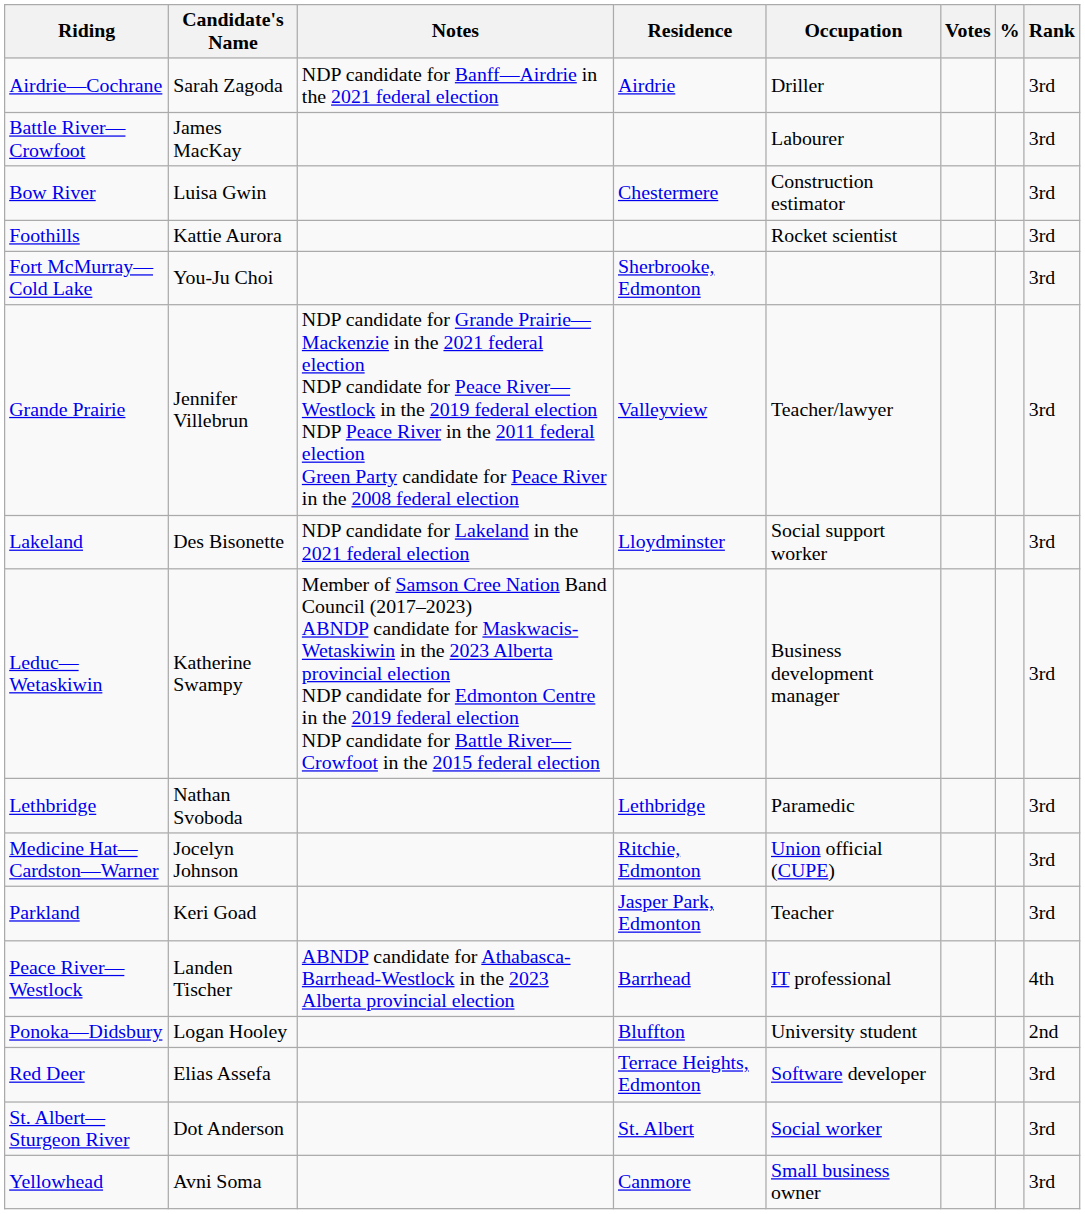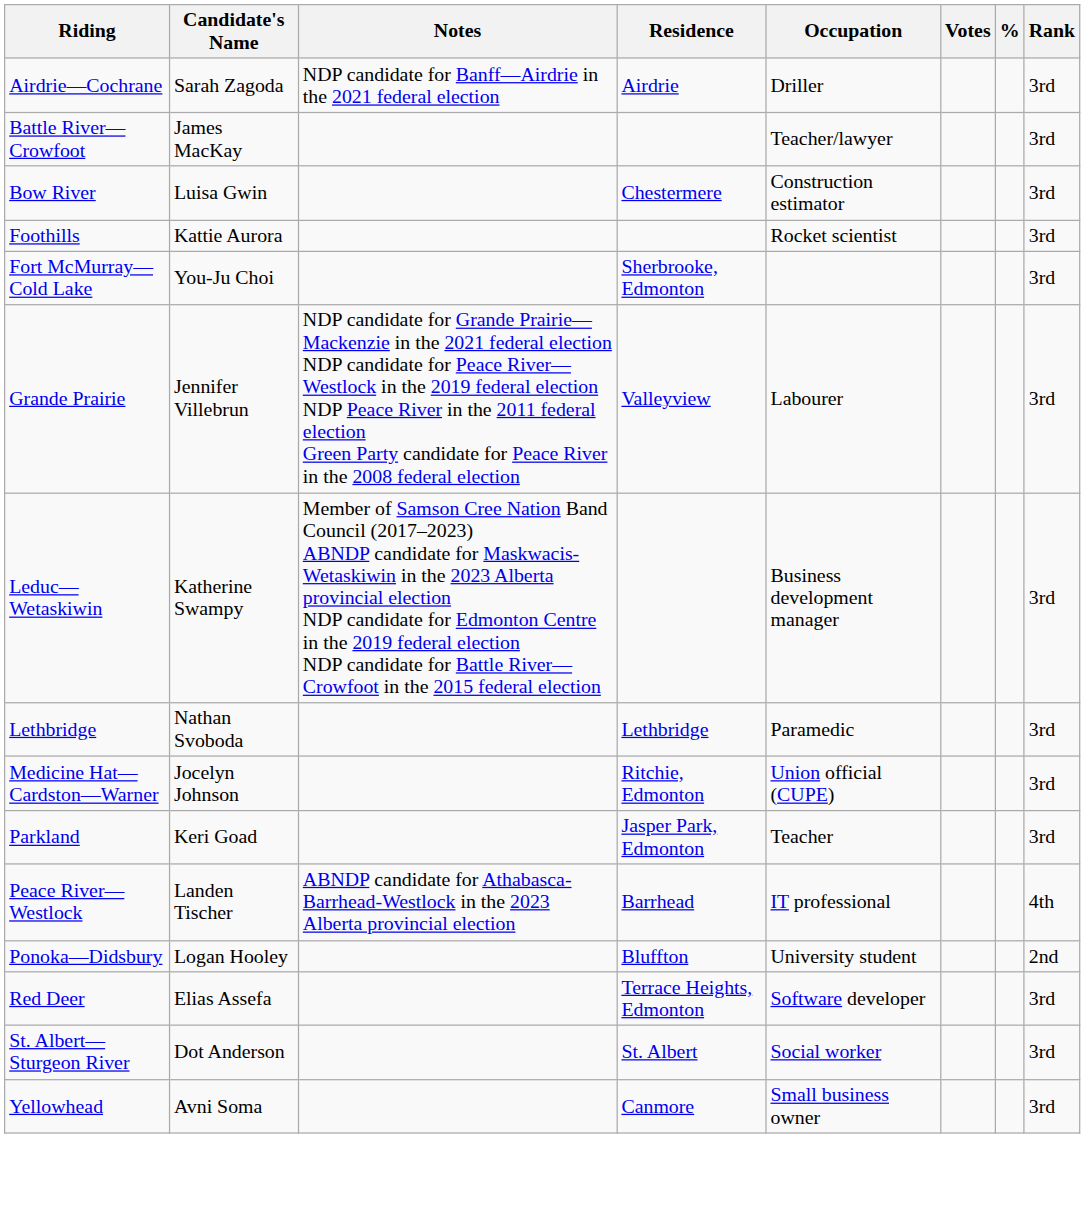(807, 138) Labourer -> (832, 138) Teacher/lawyer
(832, 409) Teacher/lawyer -> (807, 398) Labourer
- row: (46, 541)
